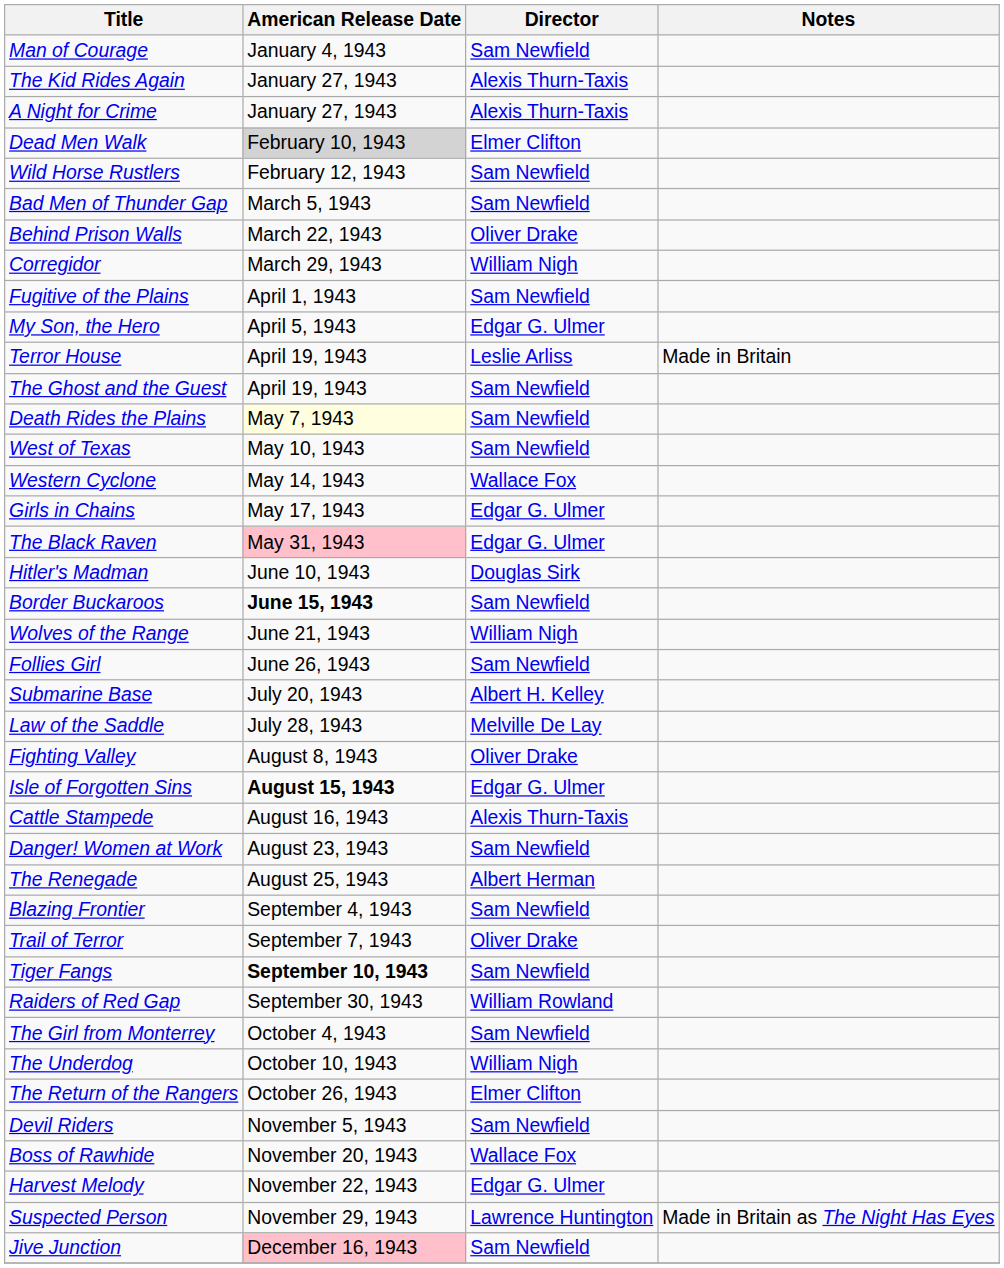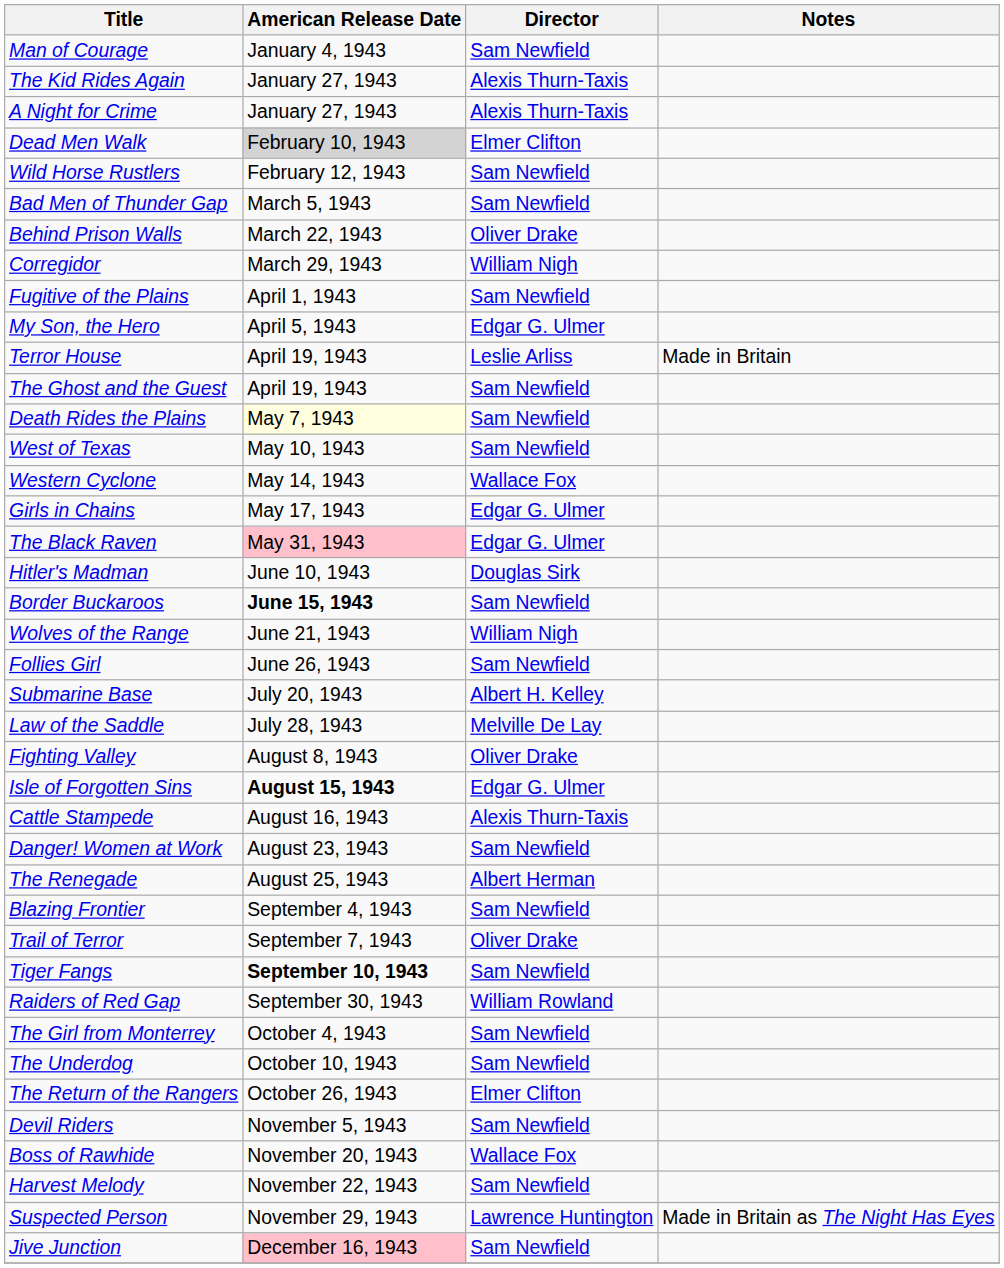(524, 1063) William Nigh -> (530, 1063) Sam Newfield
(538, 1186) Edgar G. Ulmer -> (530, 1186) Sam Newfield
